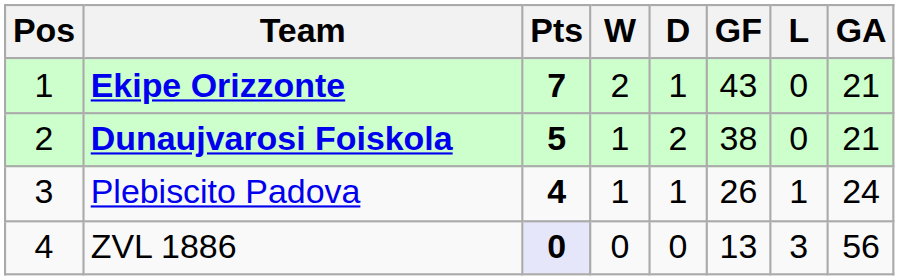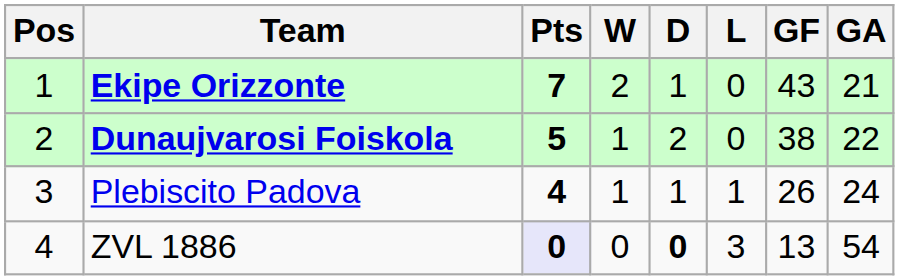columns swapped: (799, 31) <-> (738, 31)
(861, 138) 21 -> (861, 138) 22
(678, 246) normal -> (678, 246) bold
(861, 246) 56 -> (861, 246) 54
